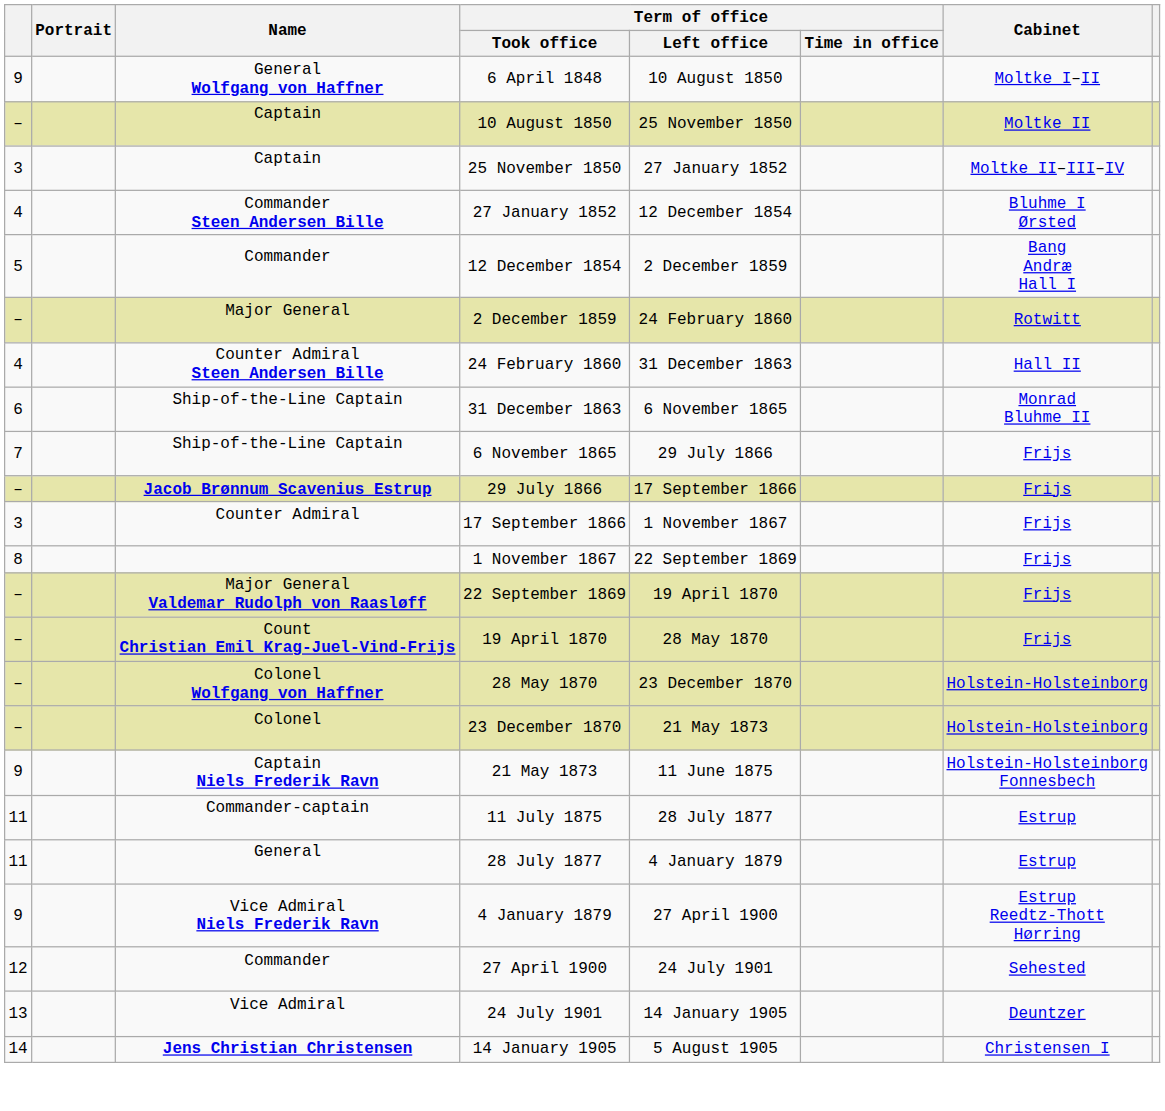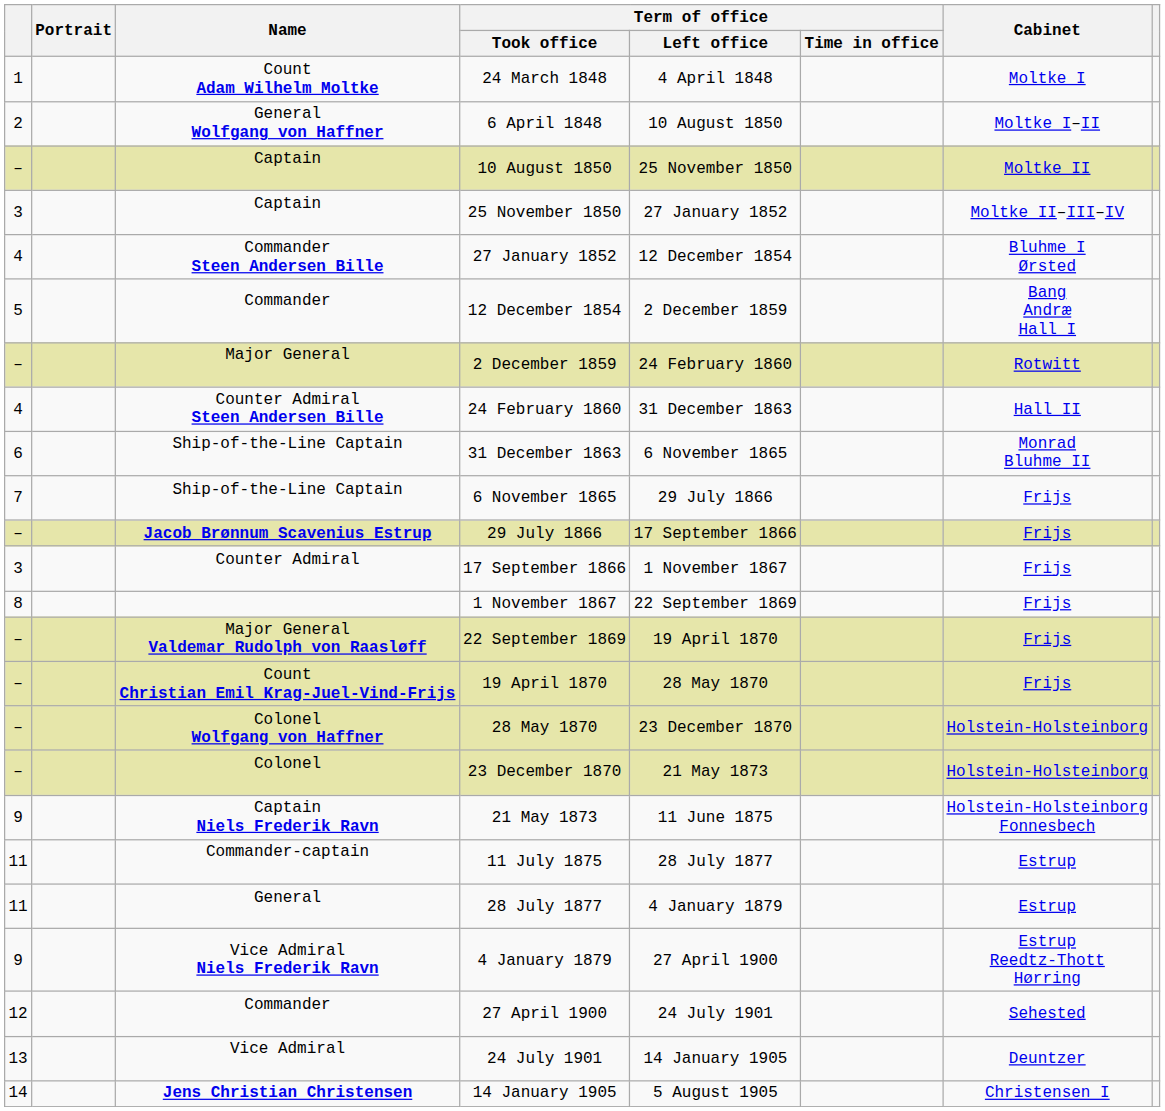+ row: (545, 79)
(18, 79) 9 -> (18, 124) 2
